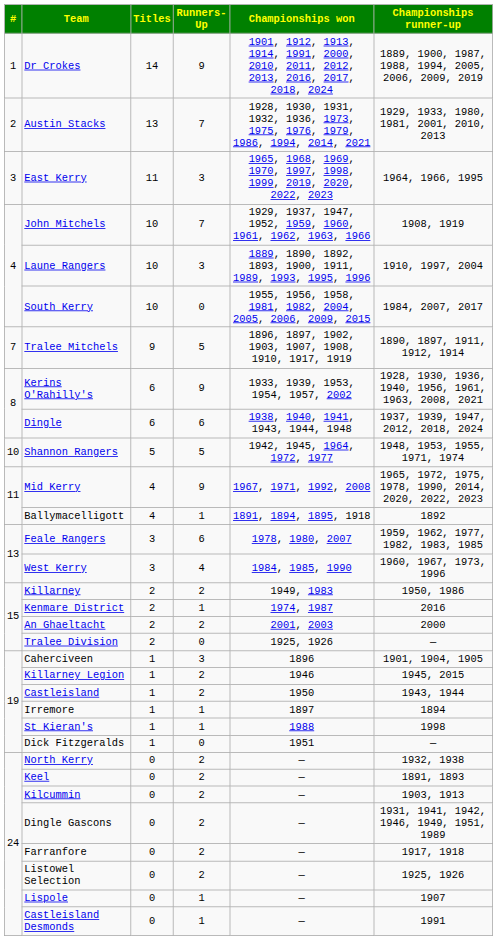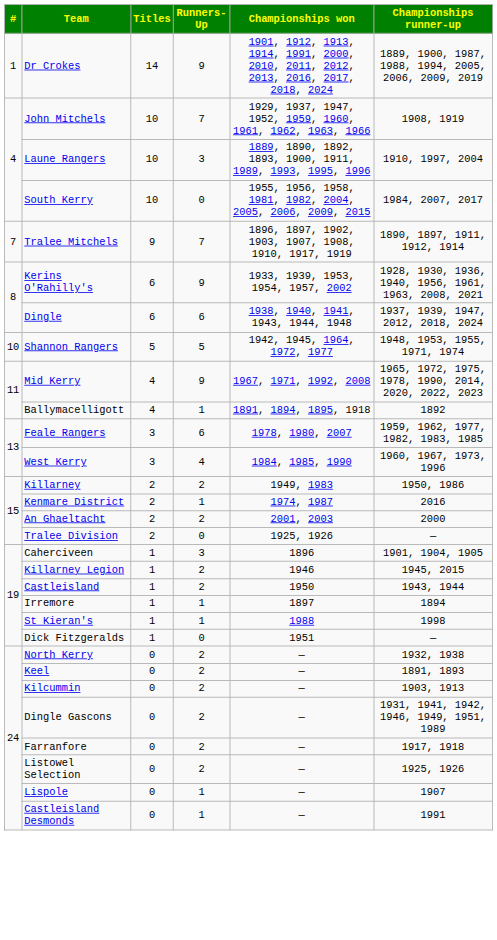- row: (65, 125)
- row: (56, 178)
(202, 348) 5 -> (202, 242) 7
